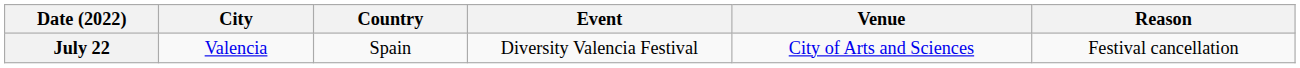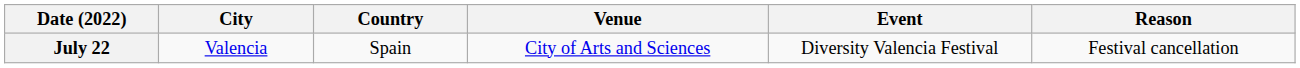columns swapped: (599, 18) <-> (881, 18)
